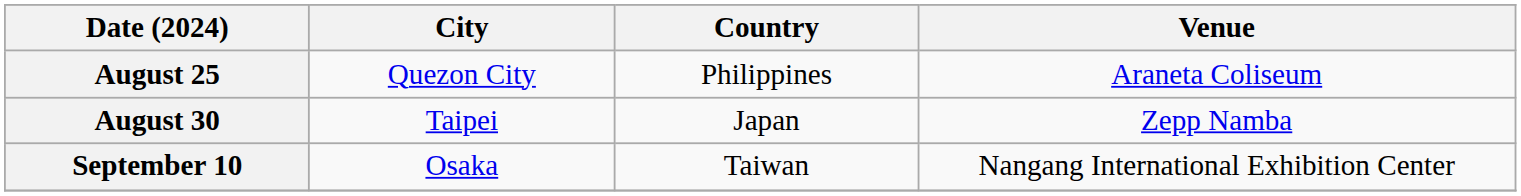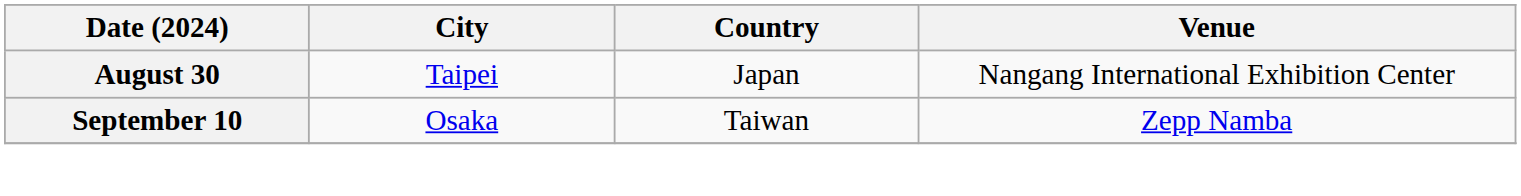- row: (157, 73)
(1217, 119) Zepp Namba -> (1217, 73) Nangang International Exhibition Center
(1217, 166) Nangang International Exhibition Center -> (1217, 119) Zepp Namba
